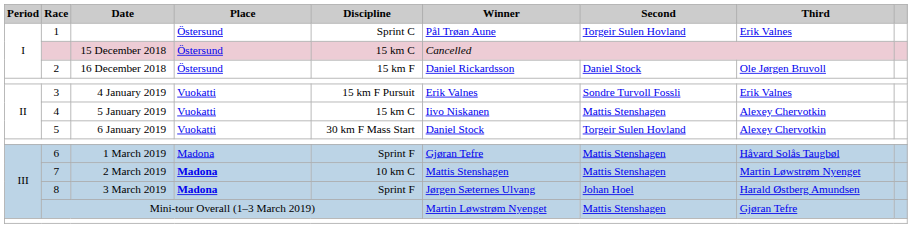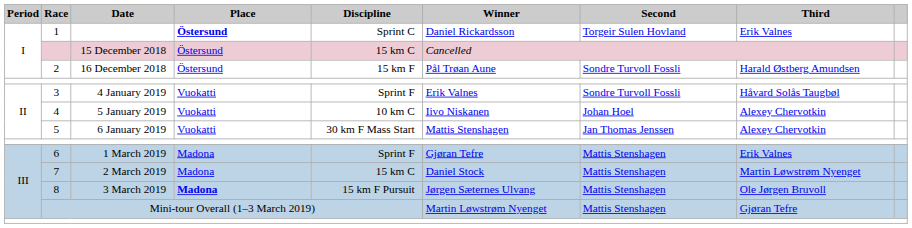(200, 31) normal -> (202, 31) bold
(461, 31) Pål Trøan Aune -> (470, 31) Daniel Rickardsson
(470, 68) Daniel Rickardsson -> (461, 68) Pål Trøan Aune
(612, 68) Daniel Stock -> (632, 68) Sondre Turvoll Fossli
(783, 68) Ole Jørgen Bruvoll -> (800, 68) Harald Østberg Amundsen
(381, 92) 15 km F Pursuit -> (399, 92) Sprint F
(766, 92) Erik Valnes -> (790, 92) Håvard Solås Taugbøl
(398, 111) 15 km C -> (398, 111) 10 km C
(624, 111) Mattis Stenshagen -> (608, 111) Johan Hoel
(455, 129) Daniel Stock -> (467, 129) Mattis Stenshagen
(634, 129) Torgeir Sulen Hovland -> (628, 129) Jan Thomas Jenssen
(790, 153) Håvard Solås Taugbøl -> (766, 153) Erik Valnes
(197, 171) bold -> (196, 171) normal
(398, 171) 10 km C -> (398, 171) 15 km C
(467, 171) Mattis Stenshagen -> (455, 171) Daniel Stock
(399, 190) Sprint F -> (381, 190) 15 km F Pursuit
(608, 190) Johan Hoel -> (624, 190) Mattis Stenshagen
(800, 190) Harald Østberg Amundsen -> (783, 190) Ole Jørgen Bruvoll
